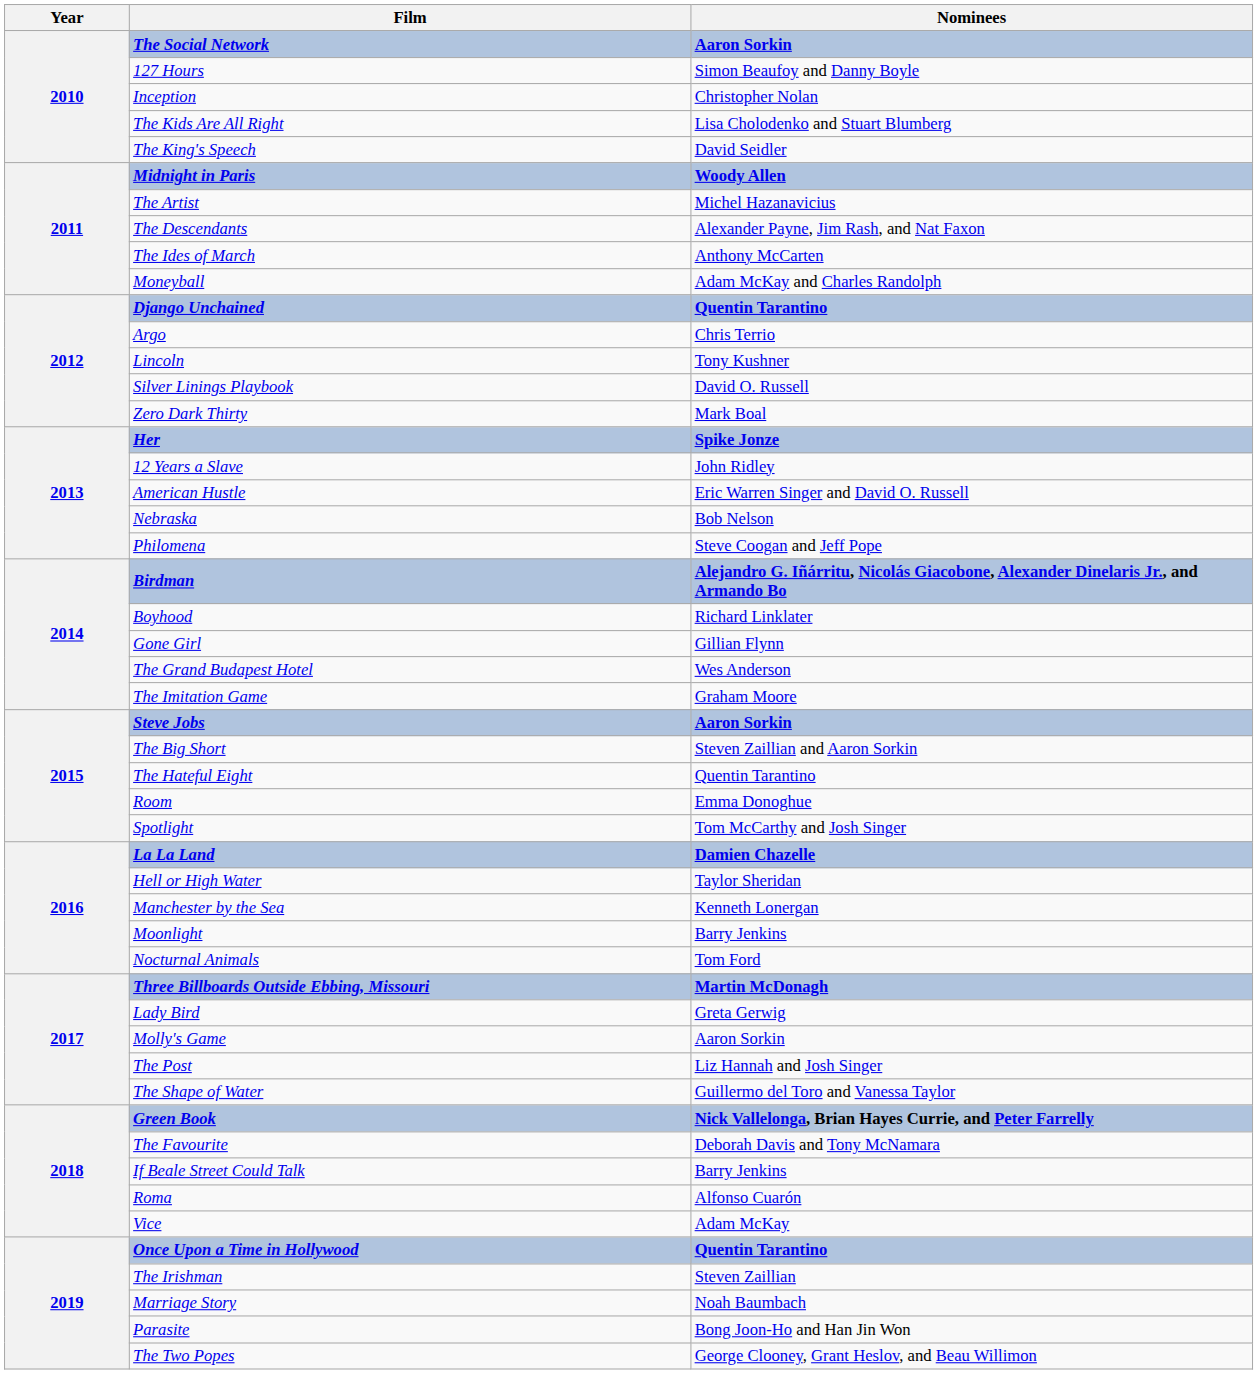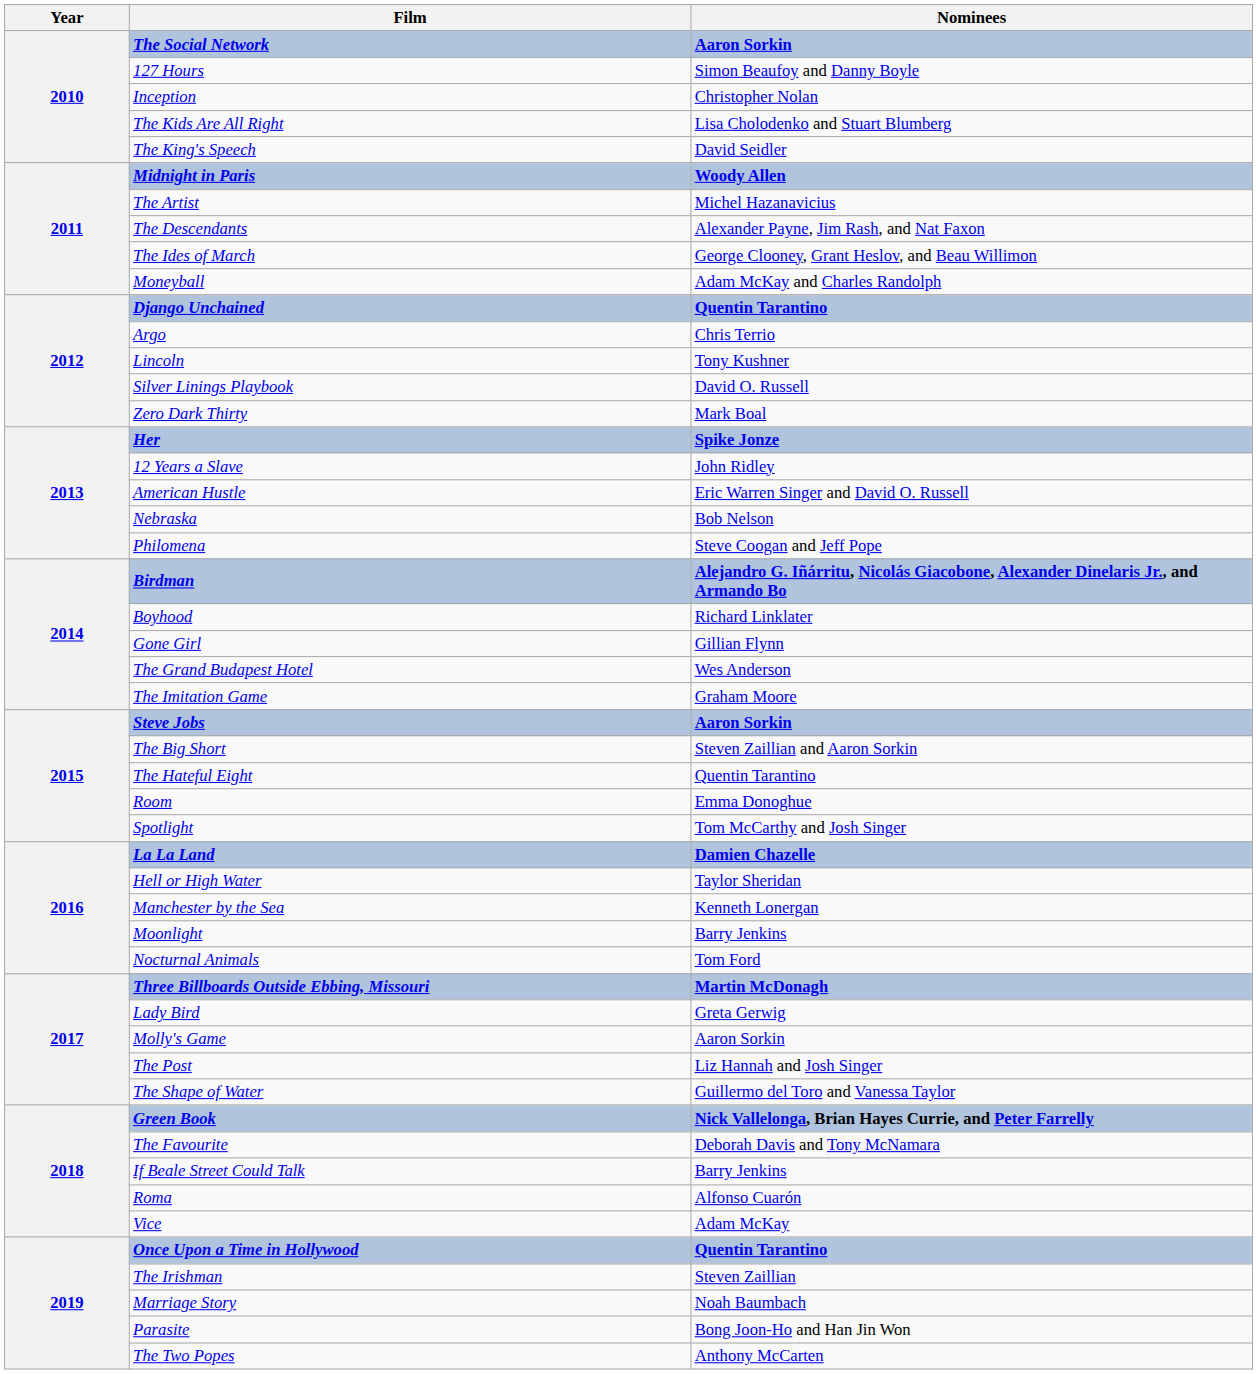(759, 255) Anthony McCarten -> (866, 255) George Clooney, Grant Heslov, and Beau Willimon
(866, 1355) George Clooney, Grant Heslov, and Beau Willimon -> (759, 1355) Anthony McCarten
